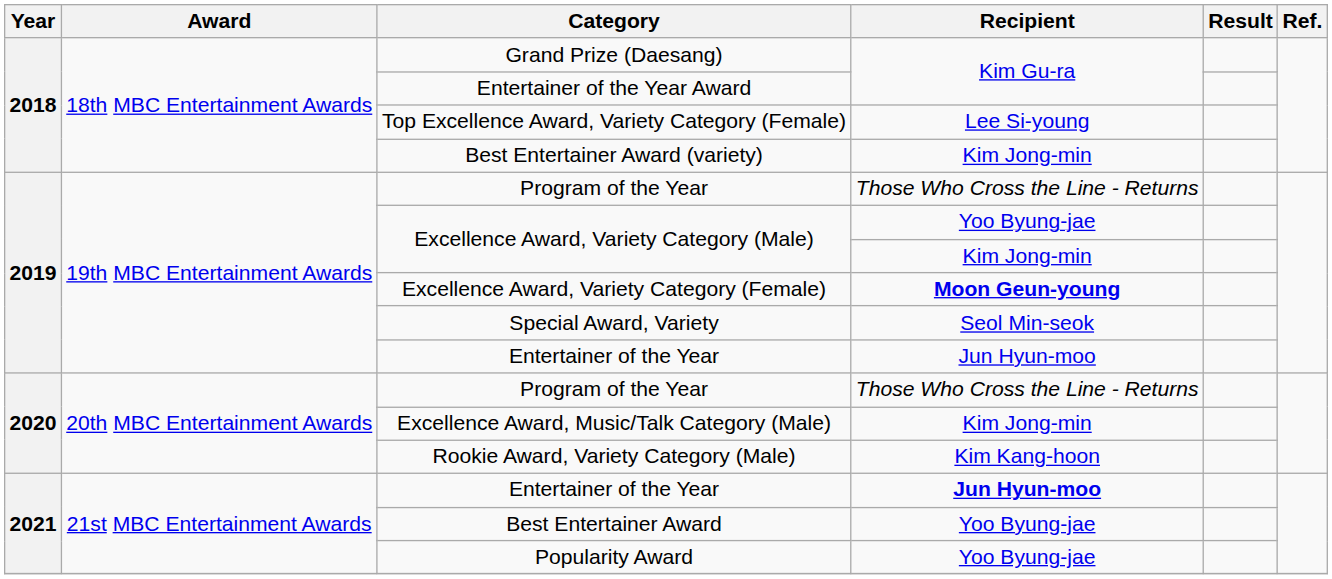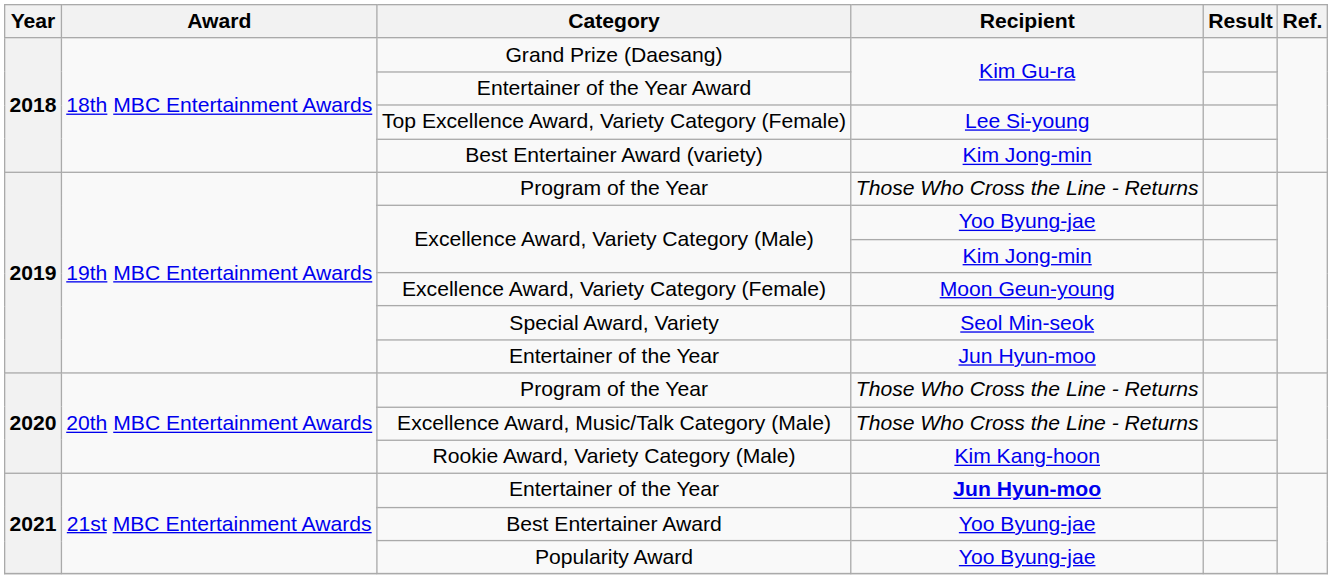(1027, 289) bold -> (1027, 289) normal
(1027, 423) Kim Jong-min -> (1027, 423) Those Who Cross the Line - Returns
